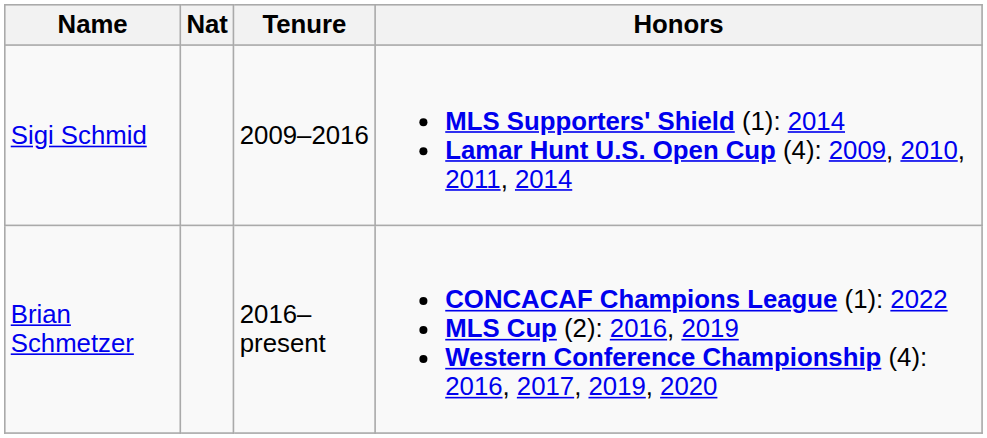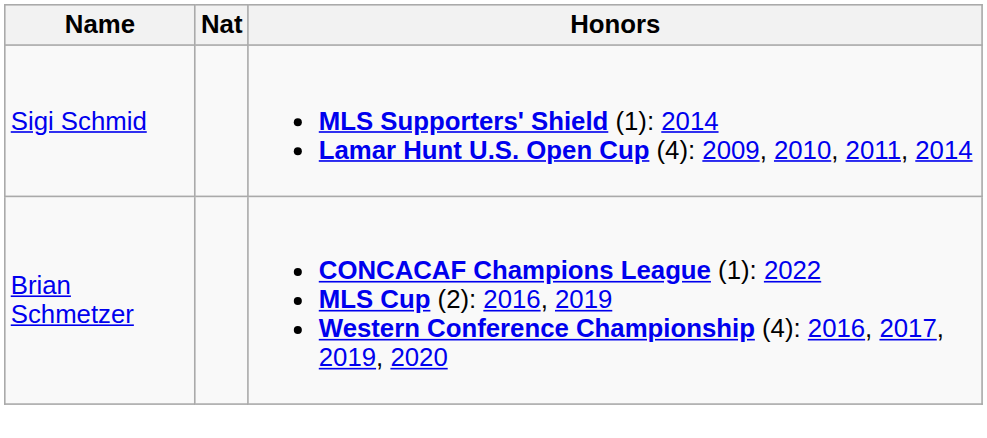- column: (304, 24)
